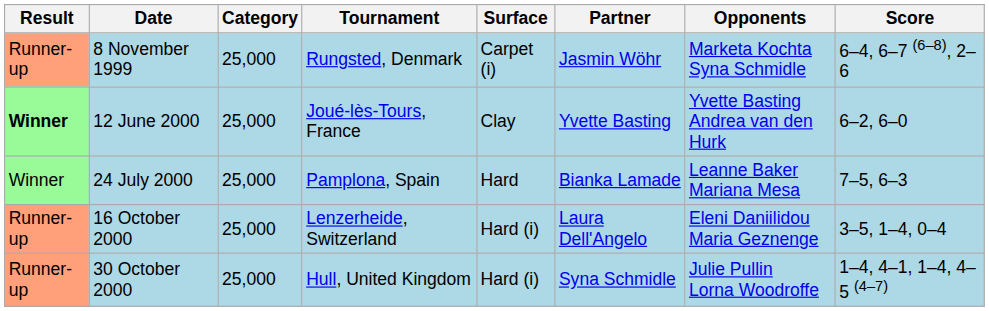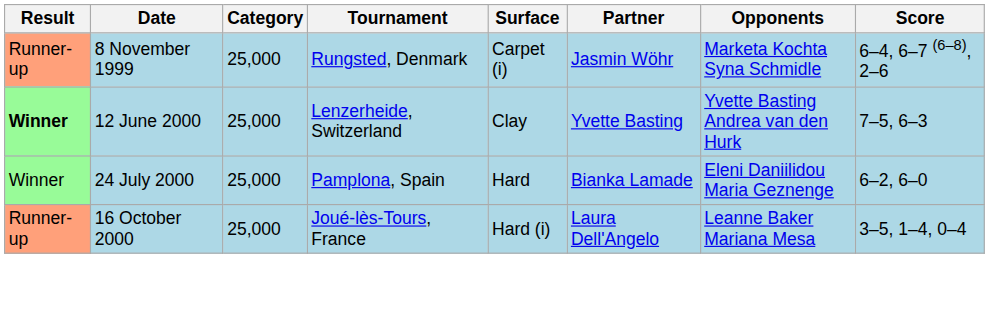(366, 120) Joué-lès-Tours, France -> (362, 120) Lenzerheide, Switzerland
(873, 120) 6–2, 6–0 -> (893, 120) 7–5, 6–3
(744, 179) Leanne Baker Mariana Mesa -> (769, 179) Eleni Daniilidou Maria Geznenge
(873, 179) 7–5, 6–3 -> (893, 179) 6–2, 6–0
(357, 228) Lenzerheide, Switzerland -> (371, 228) Joué-lès-Tours, France
(754, 228) Eleni Daniilidou Maria Geznenge -> (760, 228) Leanne Baker Mariana Mesa
- row: (137, 279)
